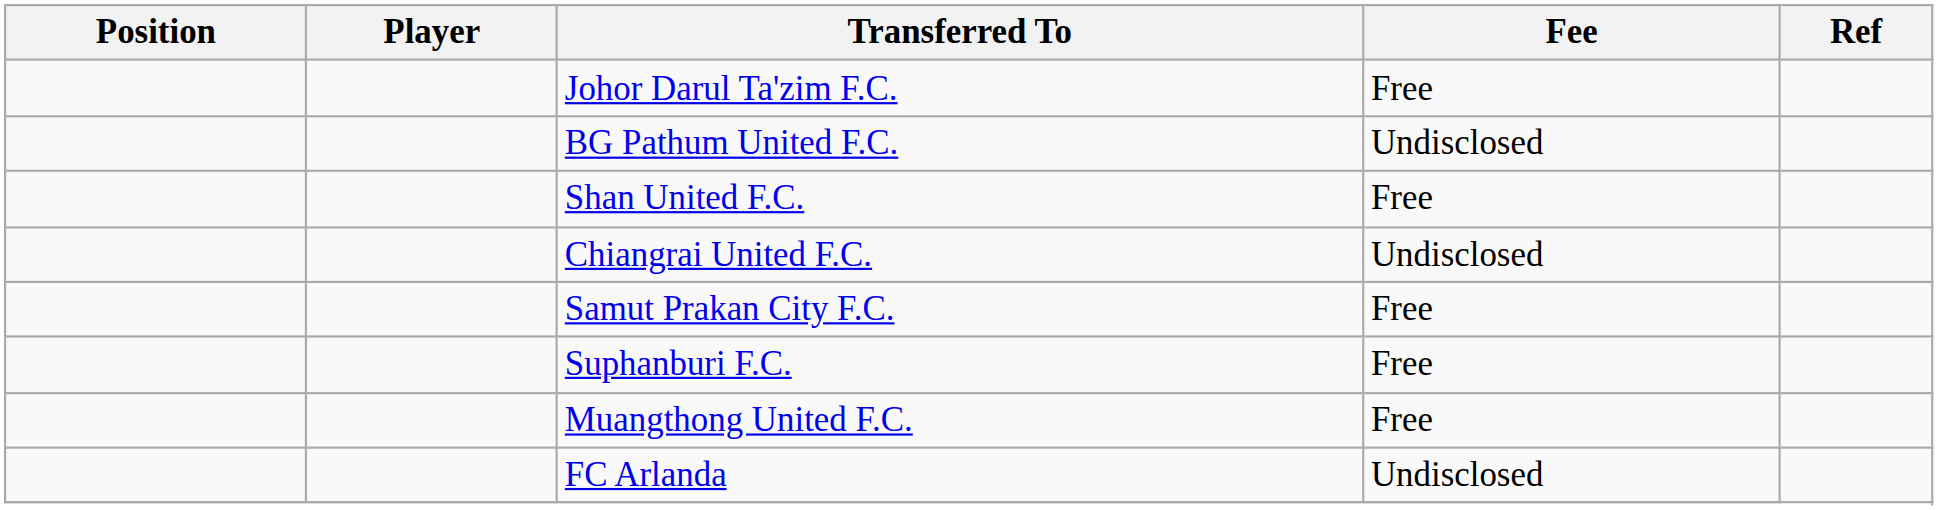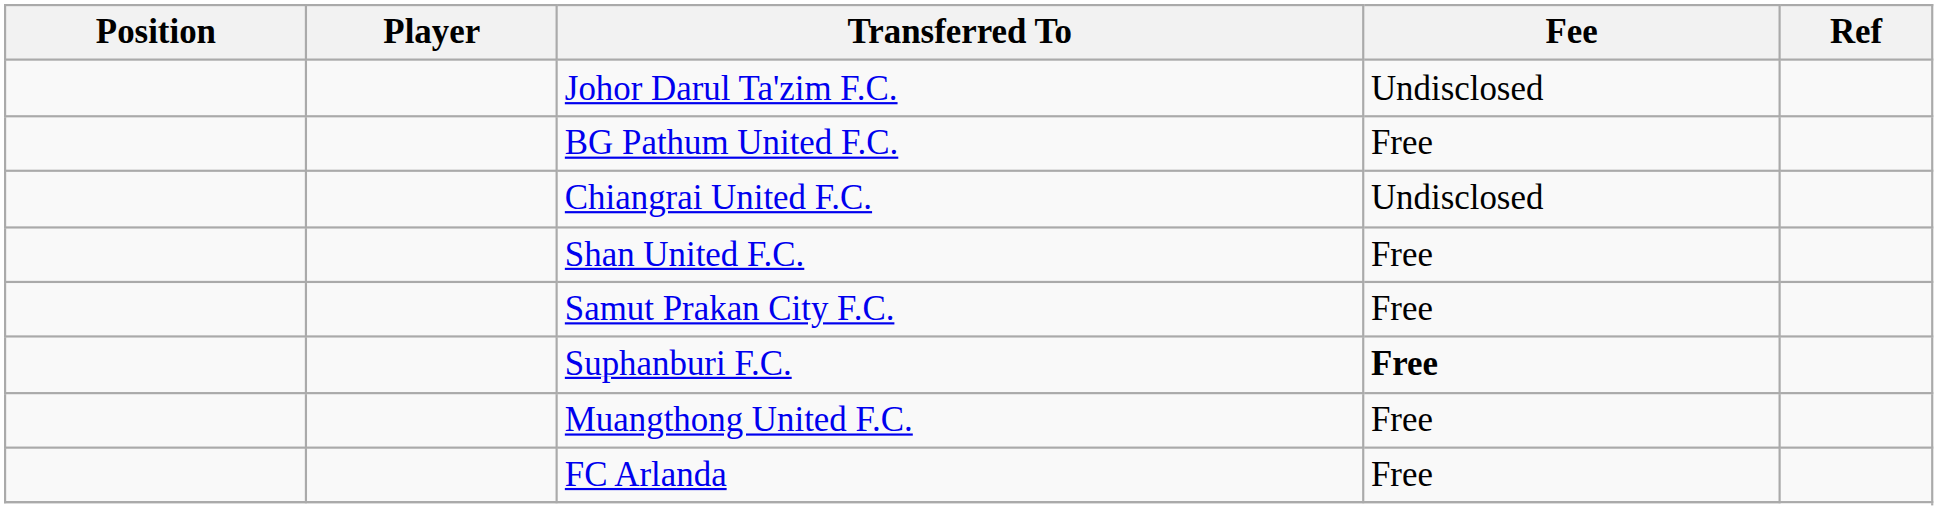(1402, 87) Free -> (1457, 87) Undisclosed
(1457, 142) Undisclosed -> (1402, 142) Free
rows swapped: (685, 198) <-> (718, 253)
(1402, 364) normal -> (1404, 364) bold
(1457, 474) Undisclosed -> (1402, 474) Free
